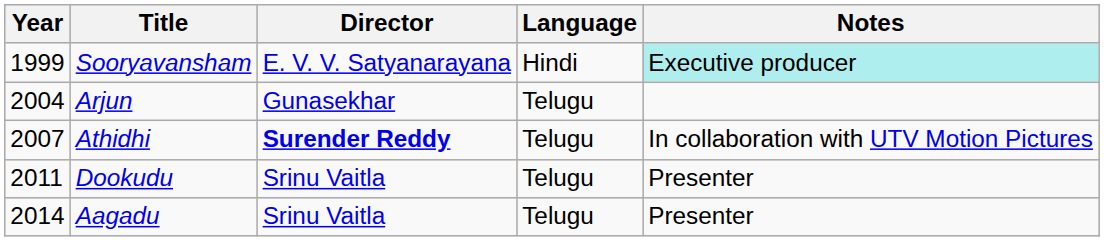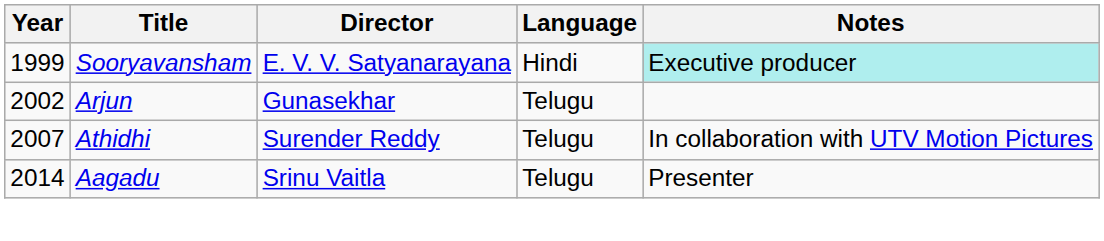(37, 100) 2004 -> (37, 100) 2002
(357, 139) bold -> (351, 139) normal
- row: (124, 178)
